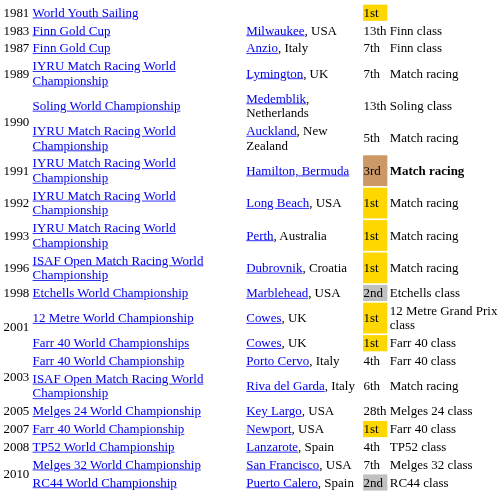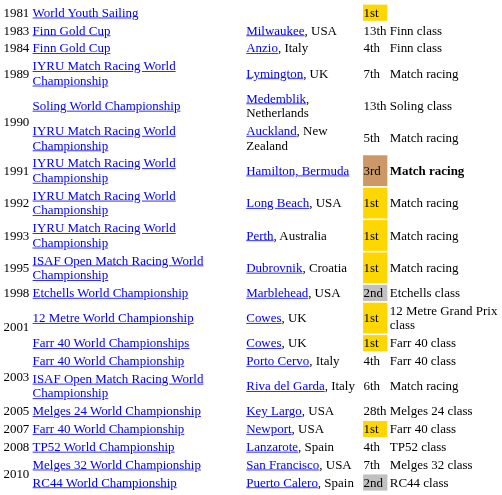(16, 48) 1987 -> (16, 48) 1984
(372, 48) 7th -> (372, 48) 4th
(16, 267) 1996 -> (16, 267) 1995
